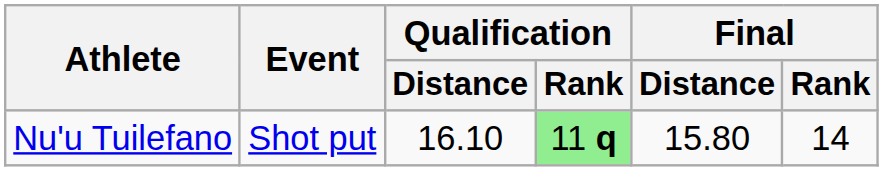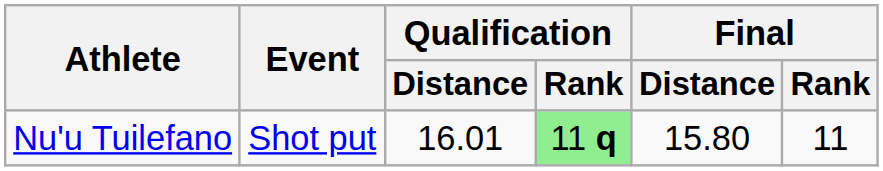(460, 138) 16.10 -> (460, 138) 16.01
(830, 138) 14 -> (830, 138) 11
